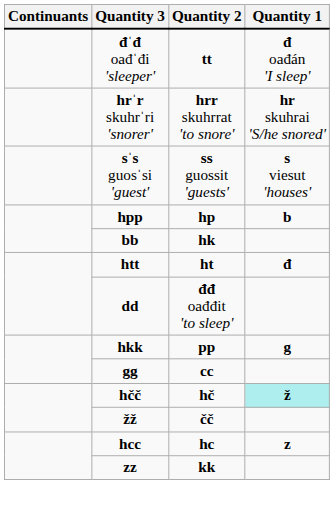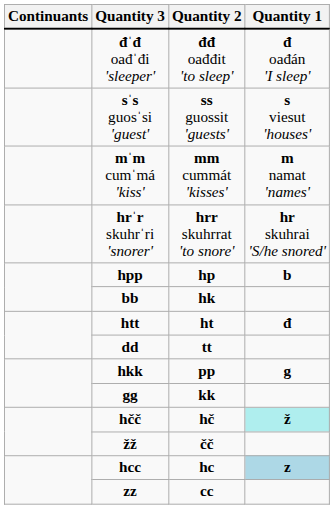(207, 58) tt -> (207, 58) đđ oađđit 'to sleep'
rows swapped: (130, 117) <-> (130, 175)
+ row: (130, 175)
(207, 305) đđ oađđit 'to sleep' -> (207, 347) tt
(207, 371) cc -> (207, 395) kk
(287, 443) no background -> (287, 467) lightblue background
(207, 467) kk -> (207, 491) cc
